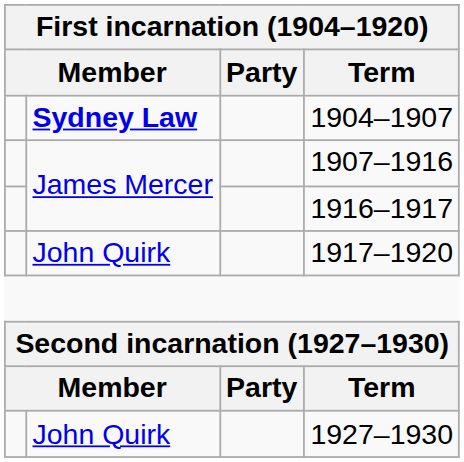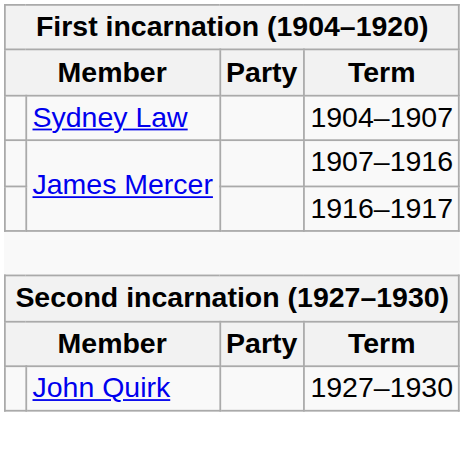(115, 117) bold -> (110, 117) normal
- row: (382, 252)
